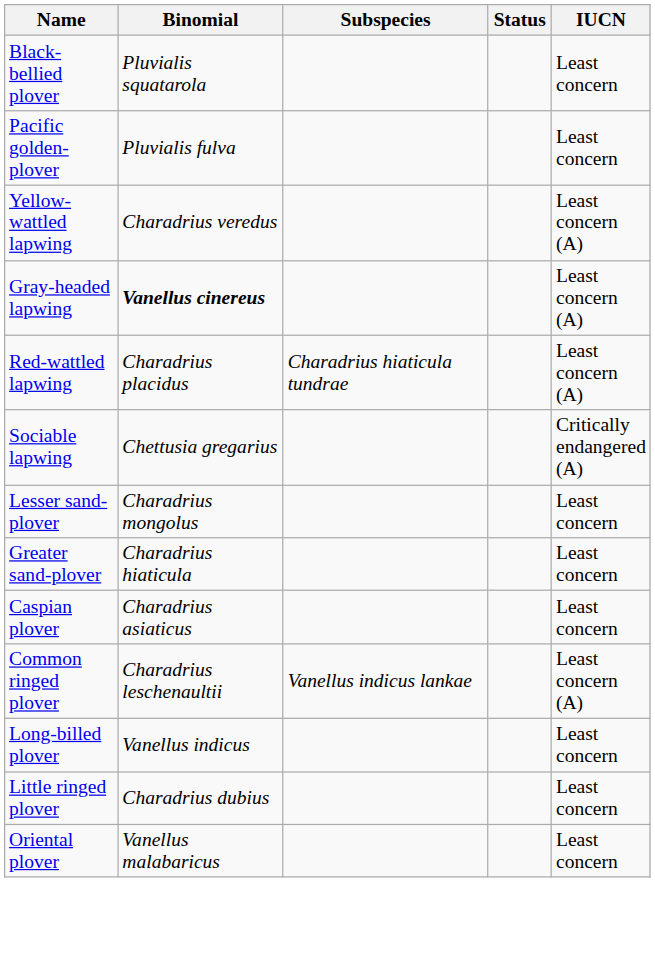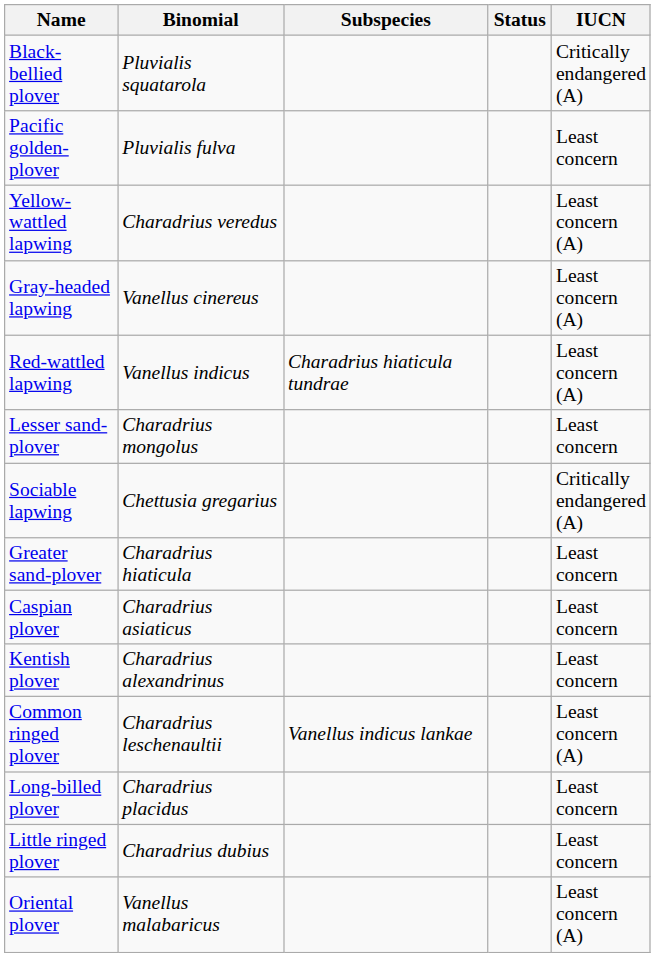(587, 72) Least concern -> (601, 72) Critically endangered (A)
(194, 297) bold -> (190, 297) normal
(167, 372) Charadrius placidus -> (186, 372) Vanellus indicus
rows swapped: (43, 447) <-> (58, 511)
+ row: (39, 669)
(186, 744) Vanellus indicus -> (167, 797) Charadrius placidus
(587, 850) Least concern -> (587, 914) Least concern (A)
